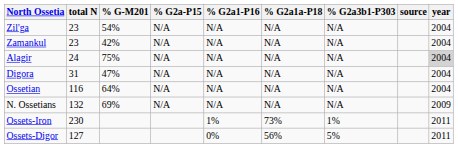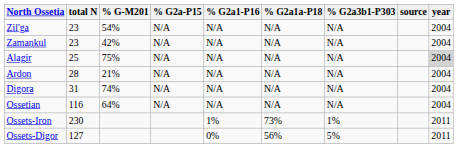(74, 58) 24 -> (74, 58) 25
+ row: (19, 74)
(111, 74) 47% -> (111, 89) 74%
- row: (31, 105)
